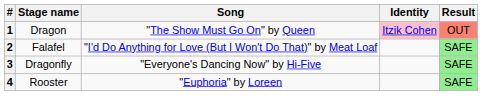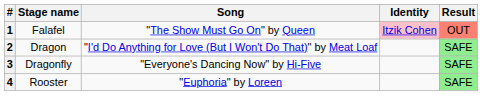(48, 30) Dragon -> (48, 30) Falafel
(48, 47) Falafel -> (48, 47) Dragon
